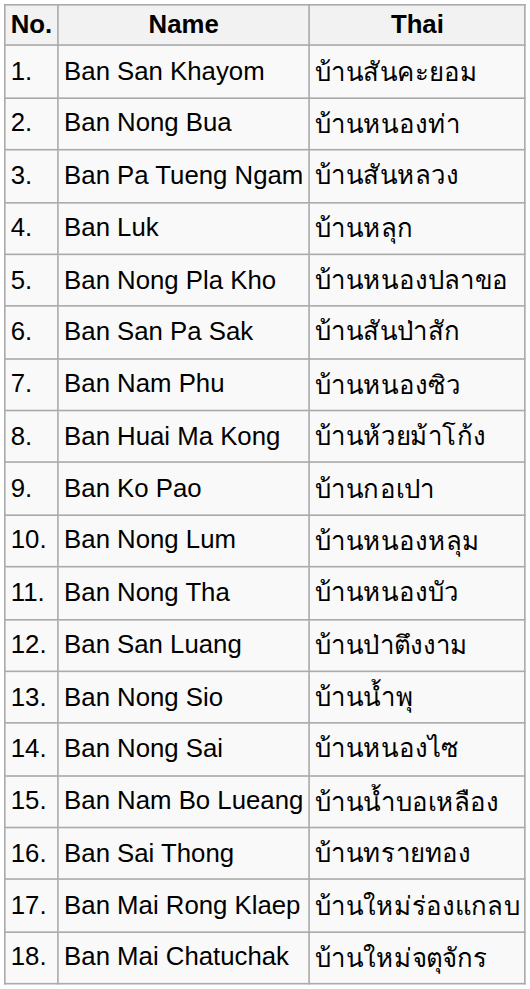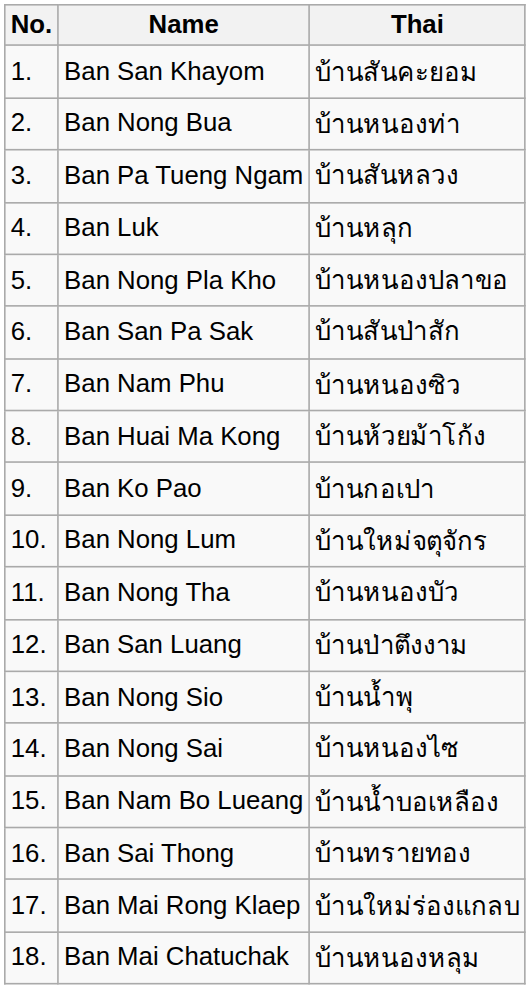(397, 541) บ้านหนองหลุม -> (401, 541) บ้านใหม่จตุจักร
(401, 958) บ้านใหม่จตุจักร -> (397, 958) บ้านหนองหลุม
